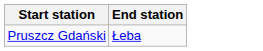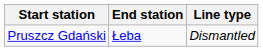+ column: (222, 14)
